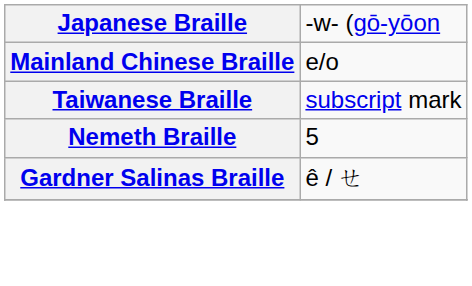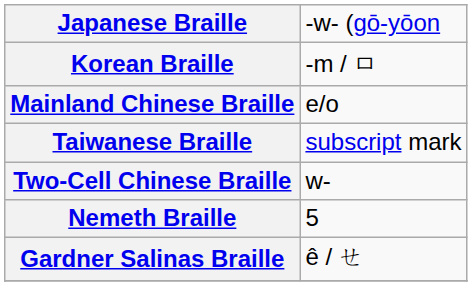+ row: (152, 63)
+ row: (152, 180)
